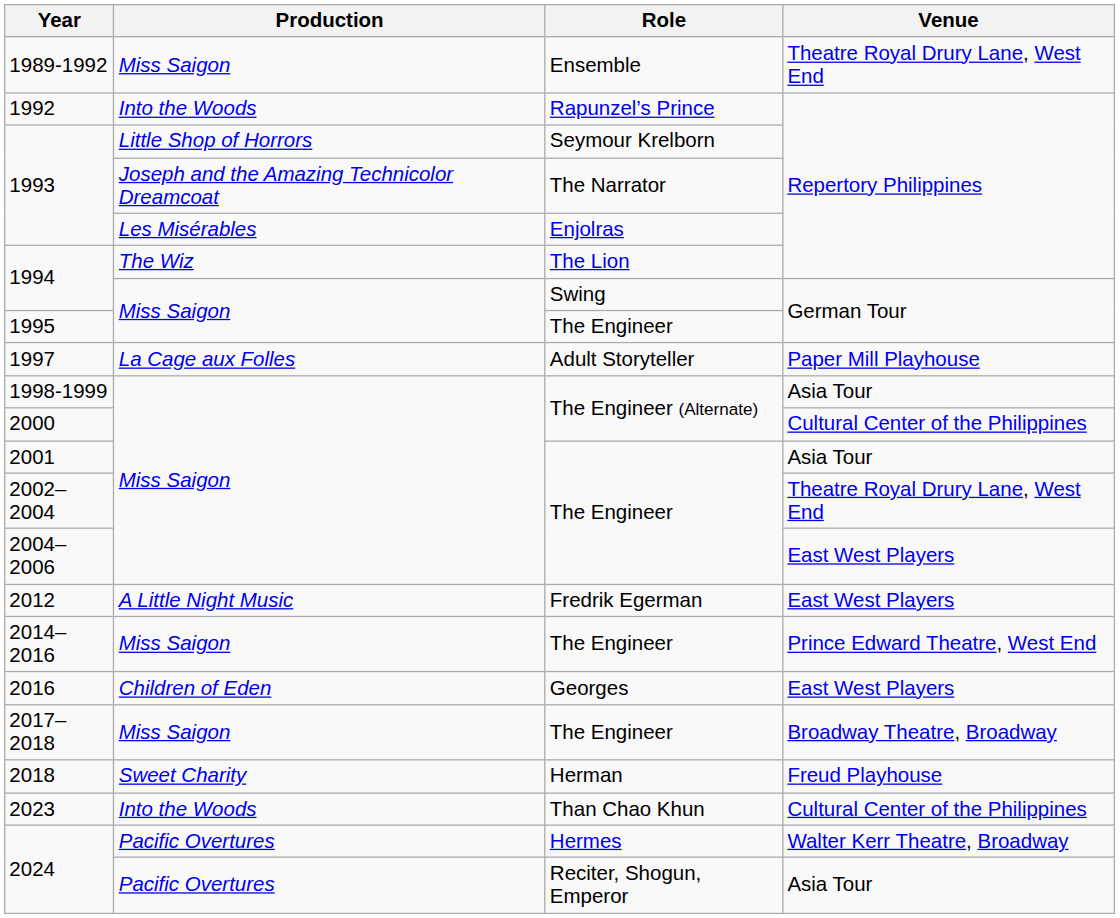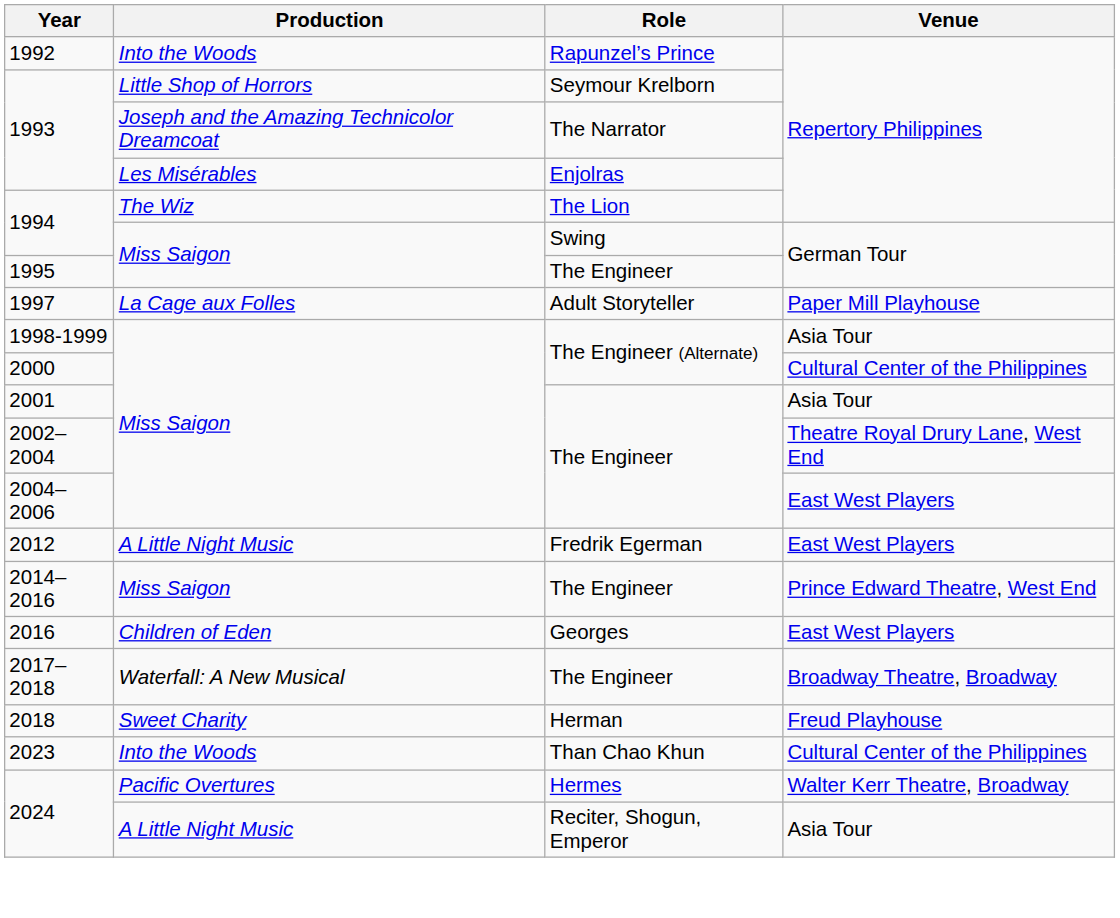- row: (58, 64)
(175, 732) Miss Saigon -> (232, 676) Waterfall: A New Musical
(197, 885) Pacific Overtures -> (206, 829) A Little Night Music
